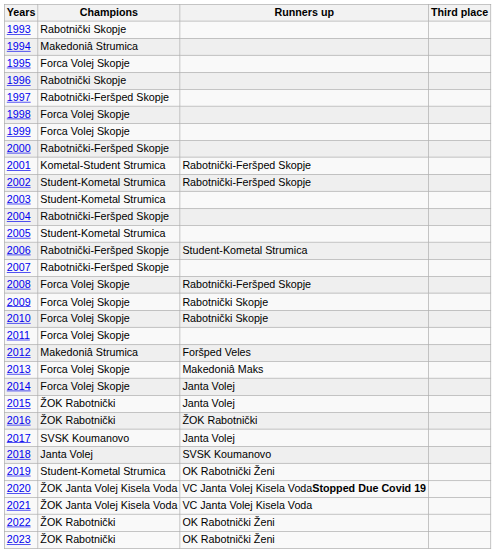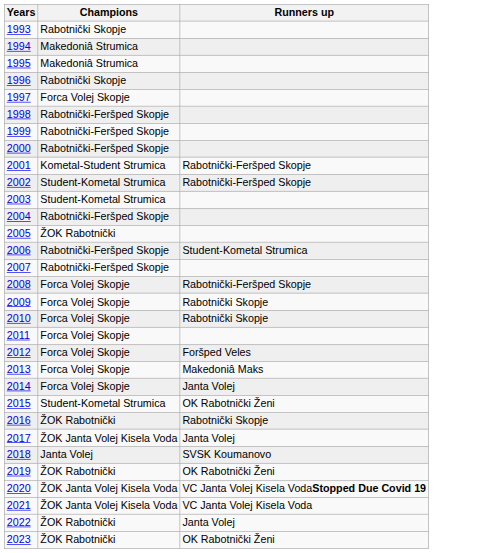- column: (460, 13)
(85, 64) Forca Volej Skopje -> (89, 64) Makedoniâ Strumica
(105, 98) Rabotnički-Feršped Skopje -> (85, 98) Forca Volej Skopje
(85, 115) Forca Volej Skopje -> (105, 115) Rabotnički-Feršped Skopje
(85, 132) Forca Volej Skopje -> (105, 132) Rabotnički-Feršped Skopje
(103, 234) Student-Kometal Strumica -> (78, 234) ŽOK Rabotnički
(89, 353) Makedoniâ Strumica -> (85, 353) Forca Volej Skopje
(78, 404) ŽOK Rabotnički -> (103, 404) Student-Kometal Strumica
(209, 404) Janta Volej -> (229, 404) OK Rabotnički Ženi
(220, 421) ŽOK Rabotnički -> (225, 421) Rabotnički Skopje
(85, 438) SVSK Koumanovo -> (109, 438) ŽOK Janta Volej Kisela Voda
(103, 472) Student-Kometal Strumica -> (78, 472) ŽOK Rabotnički
(229, 523) OK Rabotnički Ženi -> (209, 523) Janta Volej
